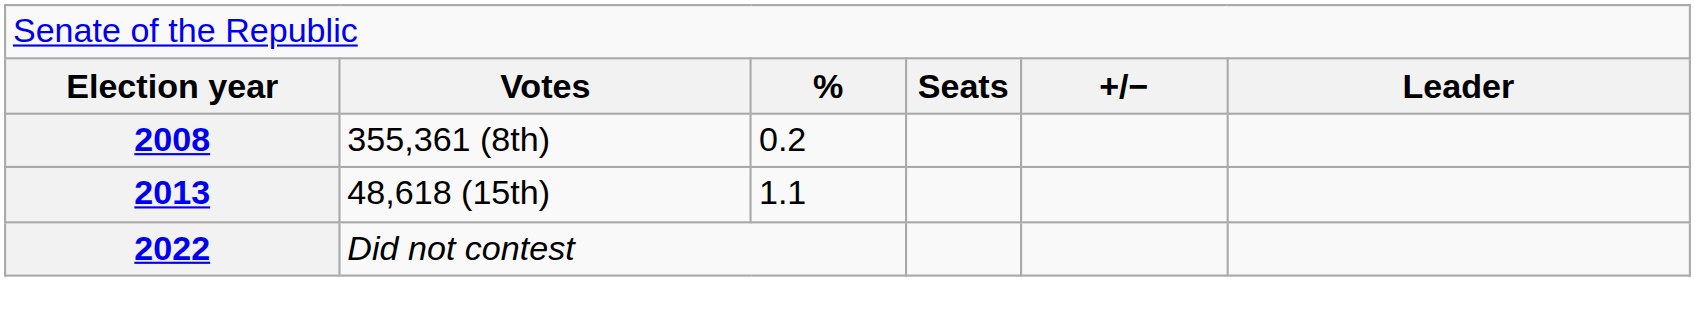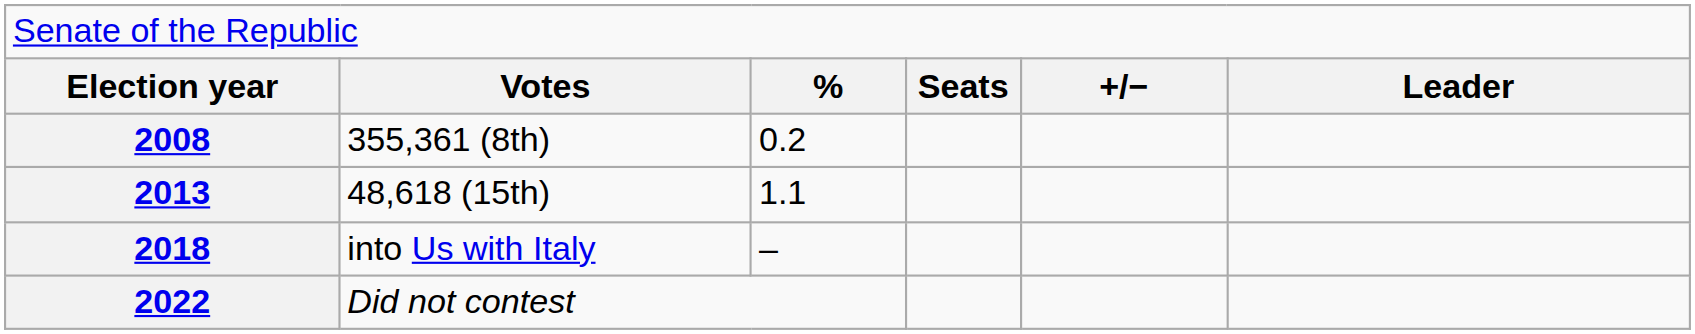+ row: (172, 247)
